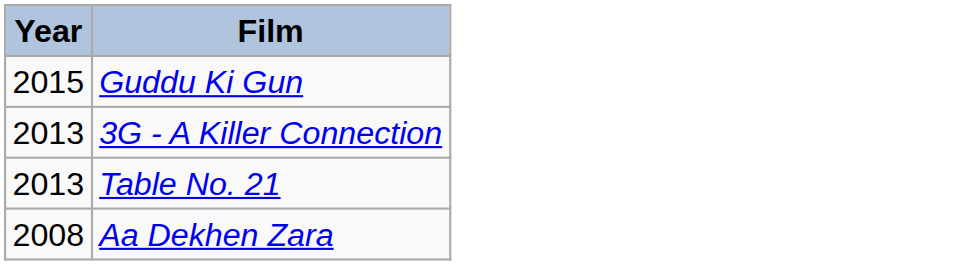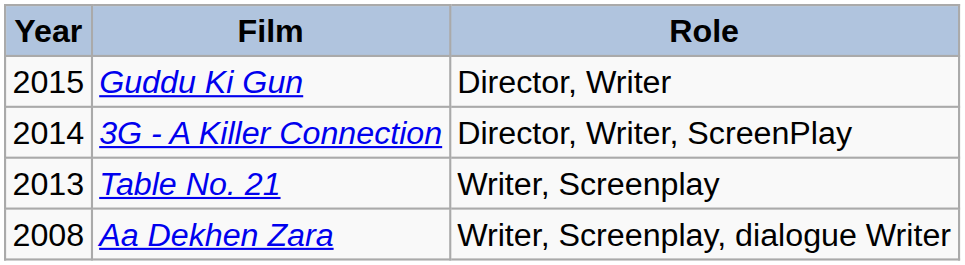+ column: (704, 31)
(48, 133) 2013 -> (48, 133) 2014
